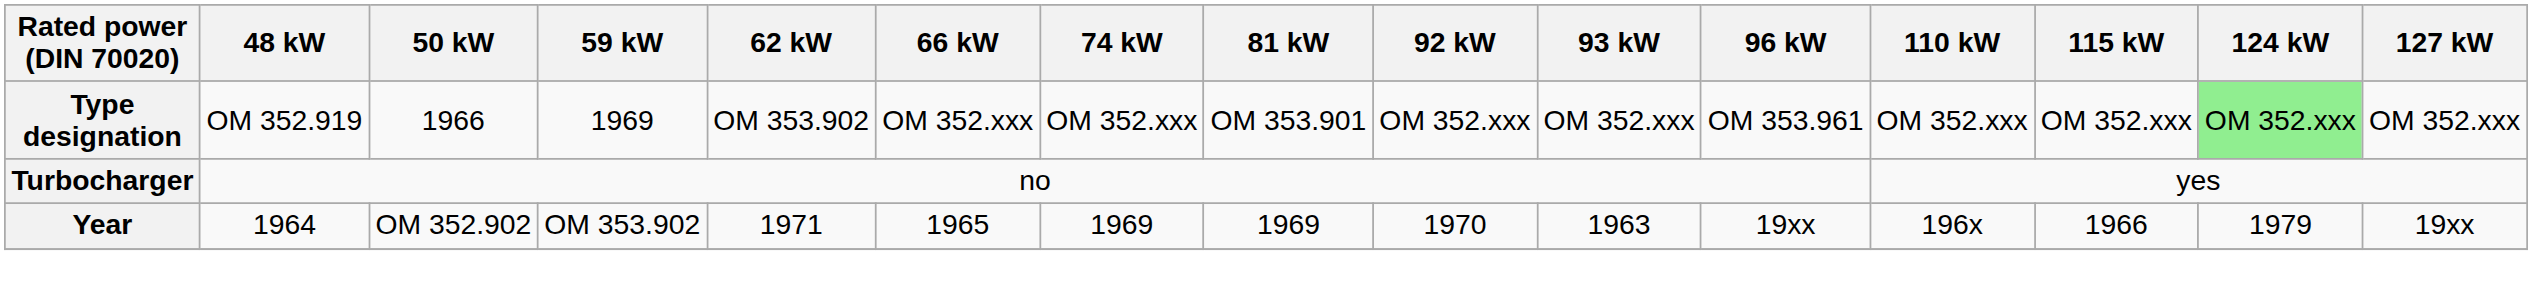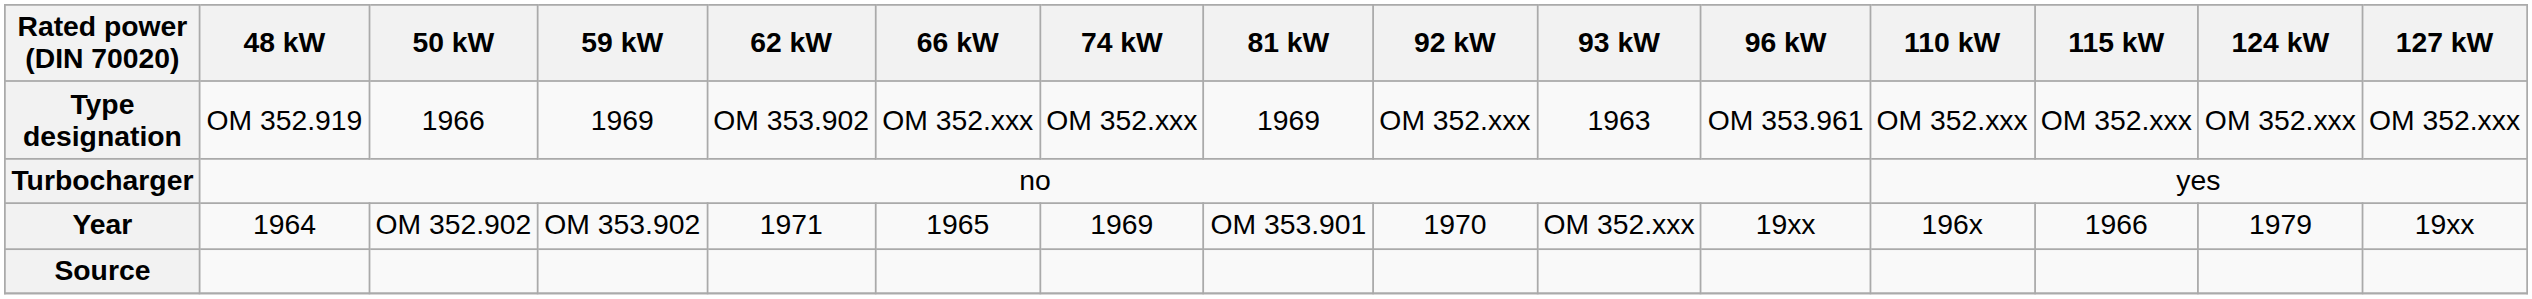(1288, 119) OM 353.901 -> (1288, 119) 1969
(1619, 119) OM 352.xxx -> (1619, 119) 1963
(2280, 119) lightgreen background -> (2280, 119) no background
(1288, 225) 1969 -> (1288, 225) OM 353.901
(1619, 225) 1963 -> (1619, 225) OM 352.xxx
+ row: (102, 270)
